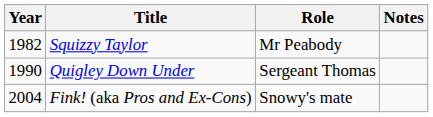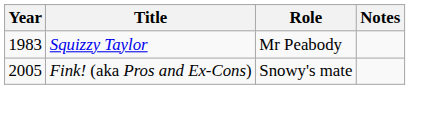(25, 44) 1982 -> (25, 44) 1983
- row: (122, 71)
(25, 97) 2004 -> (25, 71) 2005
